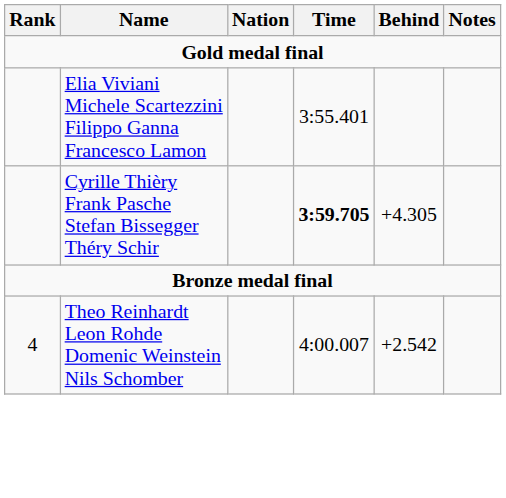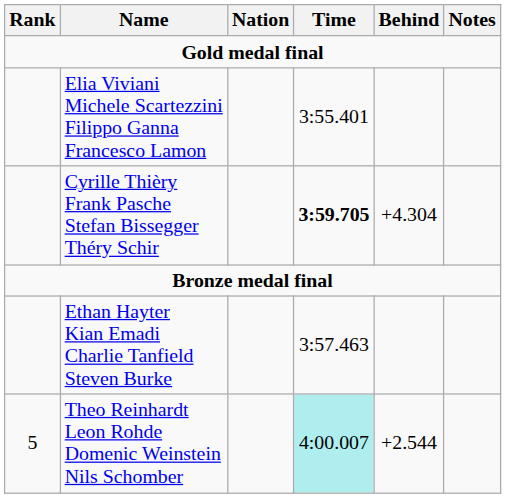(409, 215) +4.305 -> (409, 215) +4.304
+ row: (129, 344)
(32, 344) 4 -> (32, 443) 5
(334, 344) no background -> (334, 443) paleturquoise background
(409, 344) +2.542 -> (409, 443) +2.544
